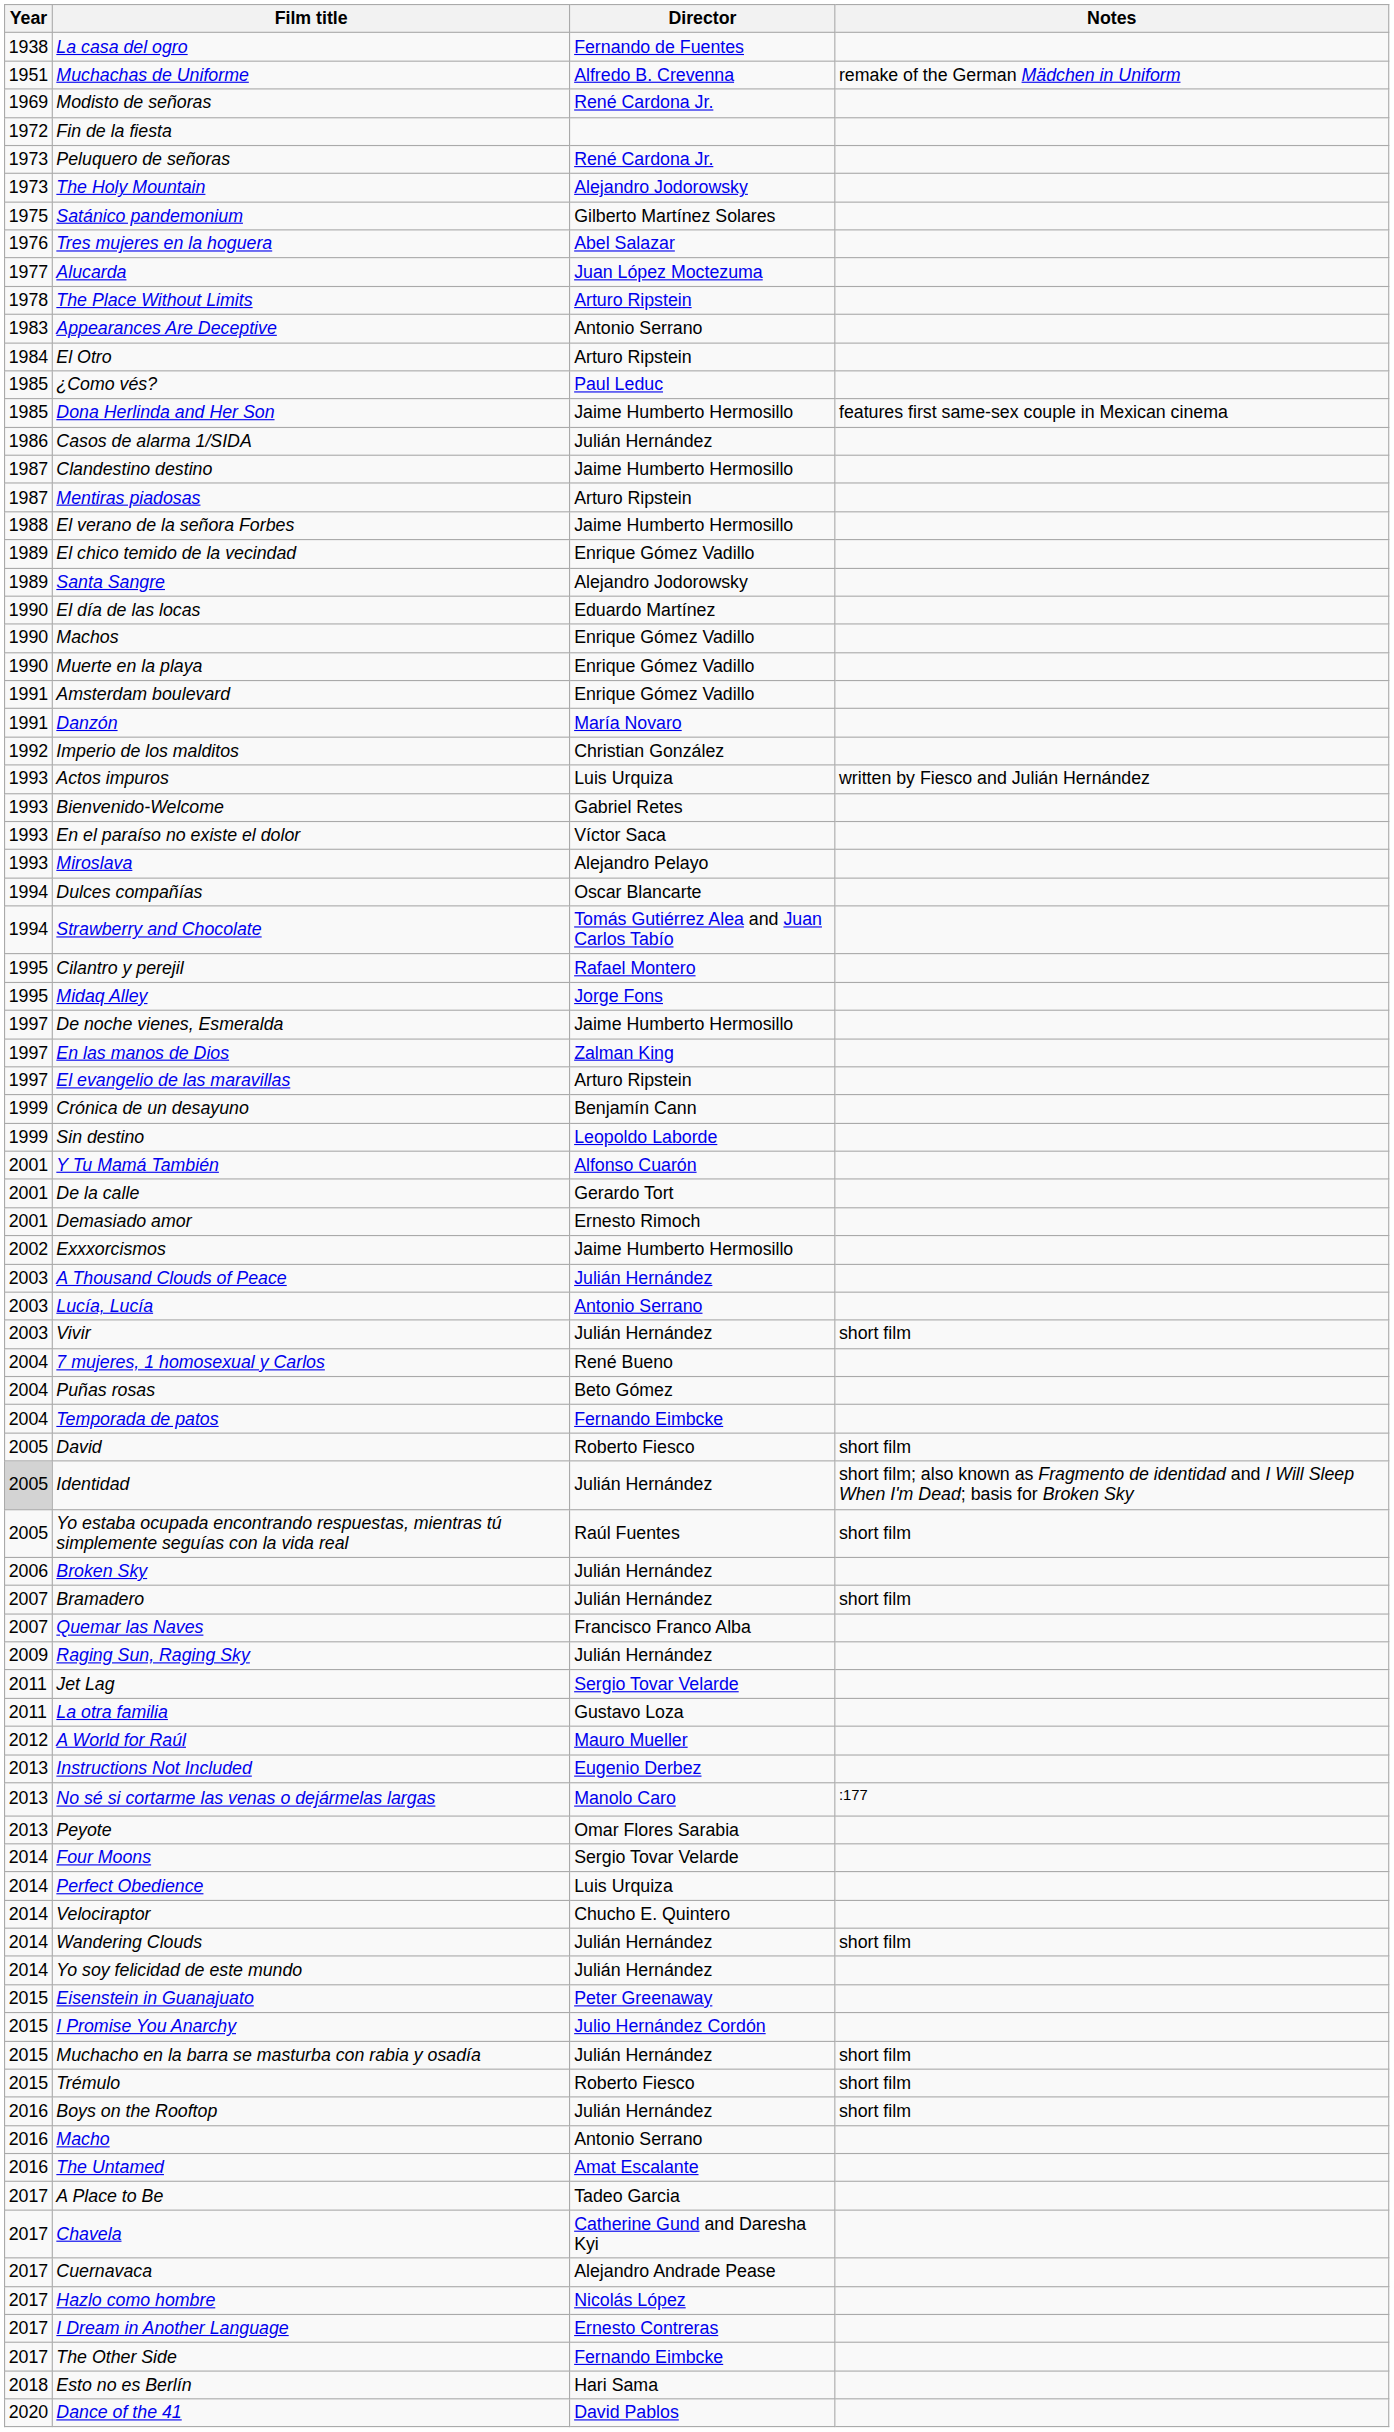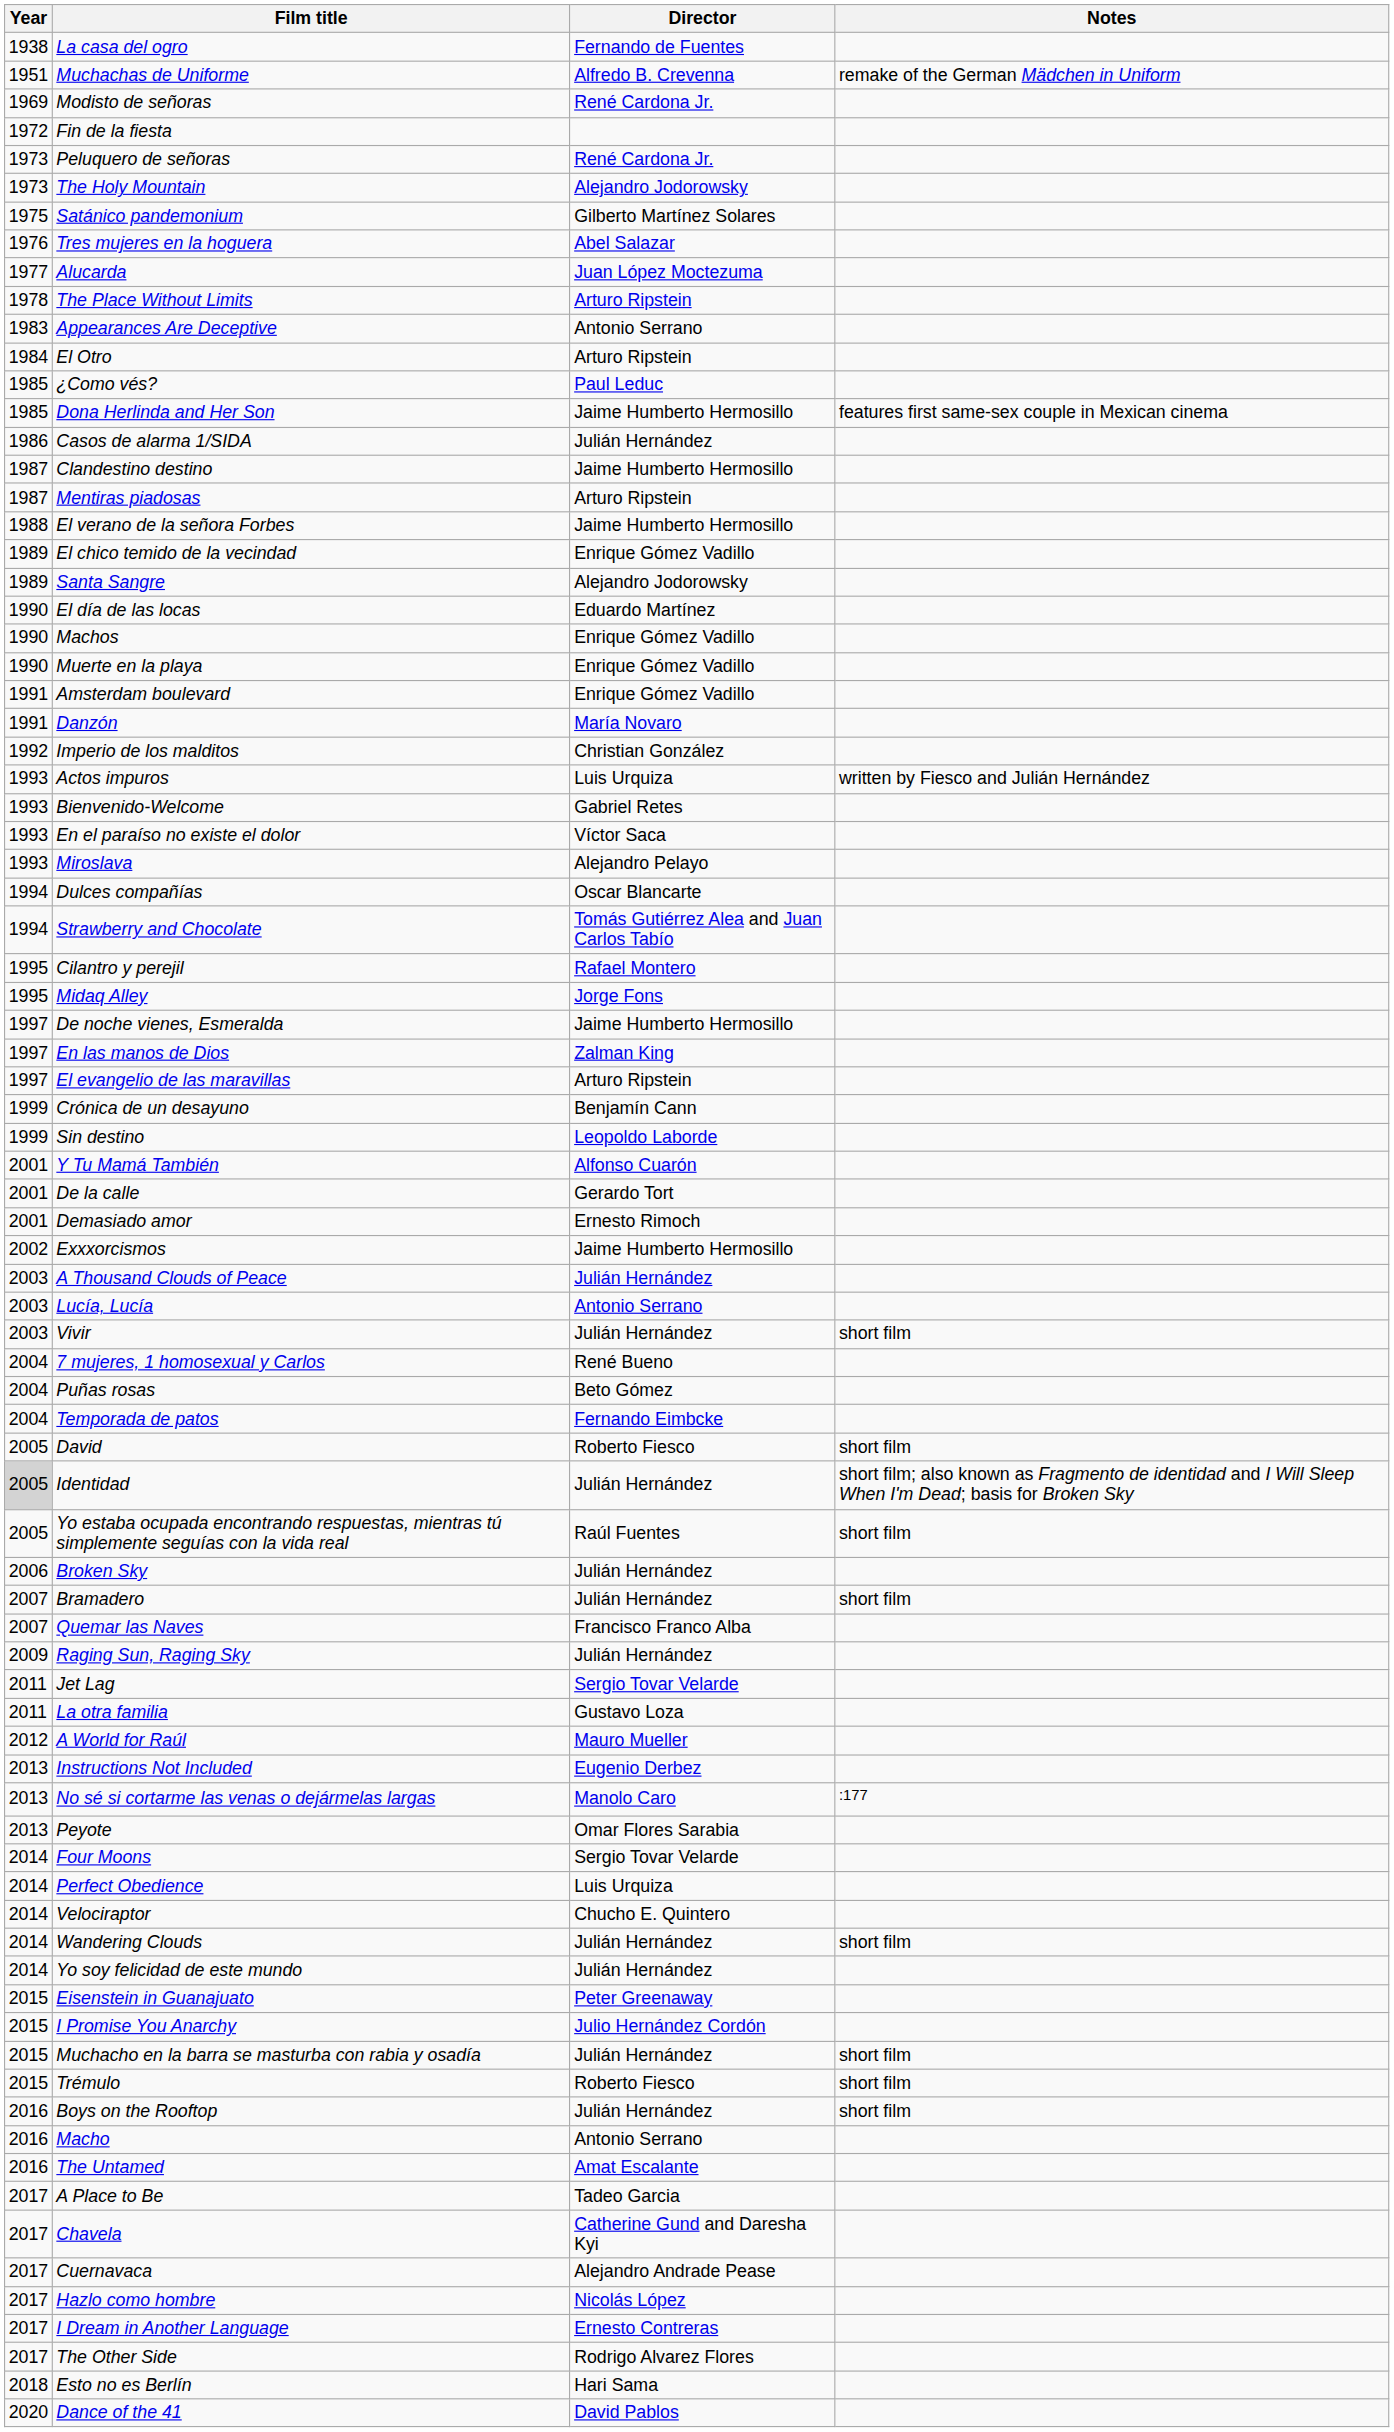(649, 2356) Fernando Eimbcke -> (664, 2356) Rodrigo Alvarez Flores
